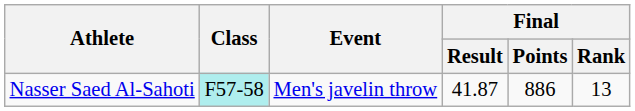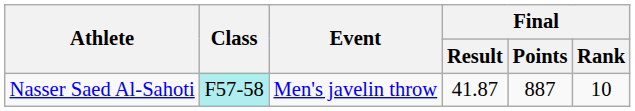(540, 89) 886 -> (540, 89) 887
(601, 89) 13 -> (601, 89) 10
